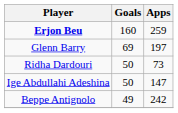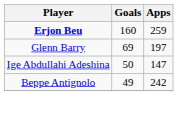- row: (58, 64)
